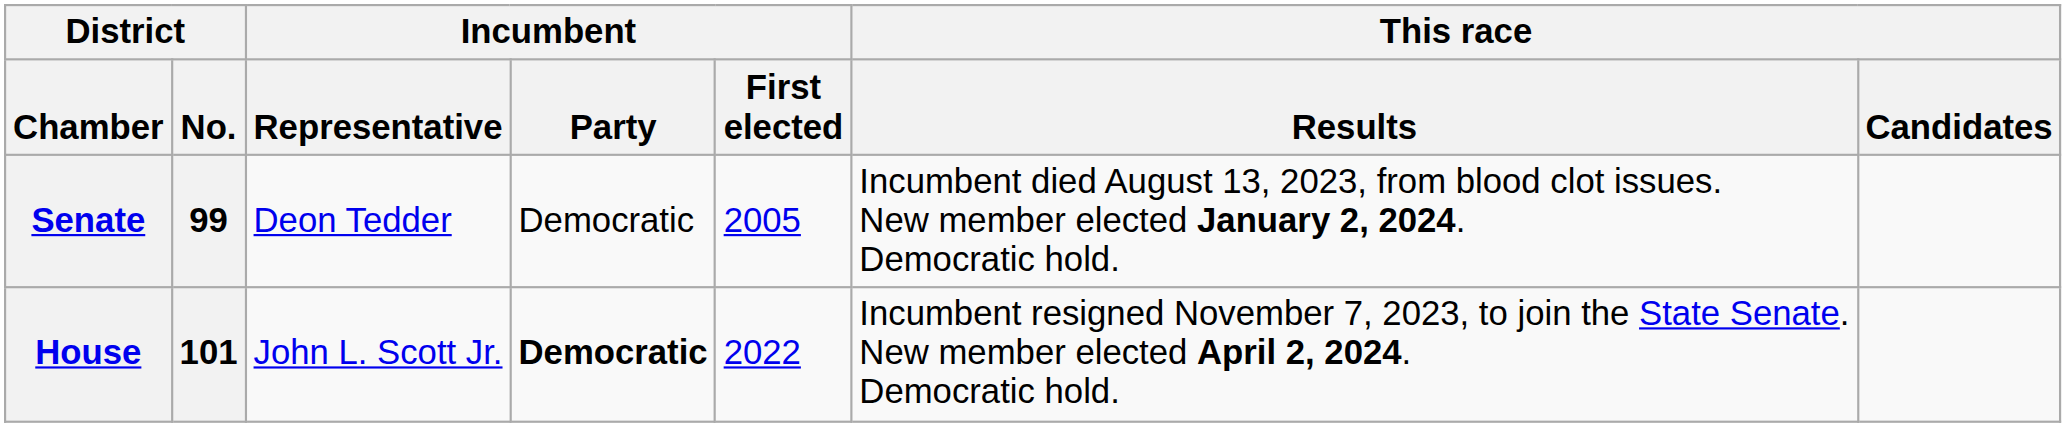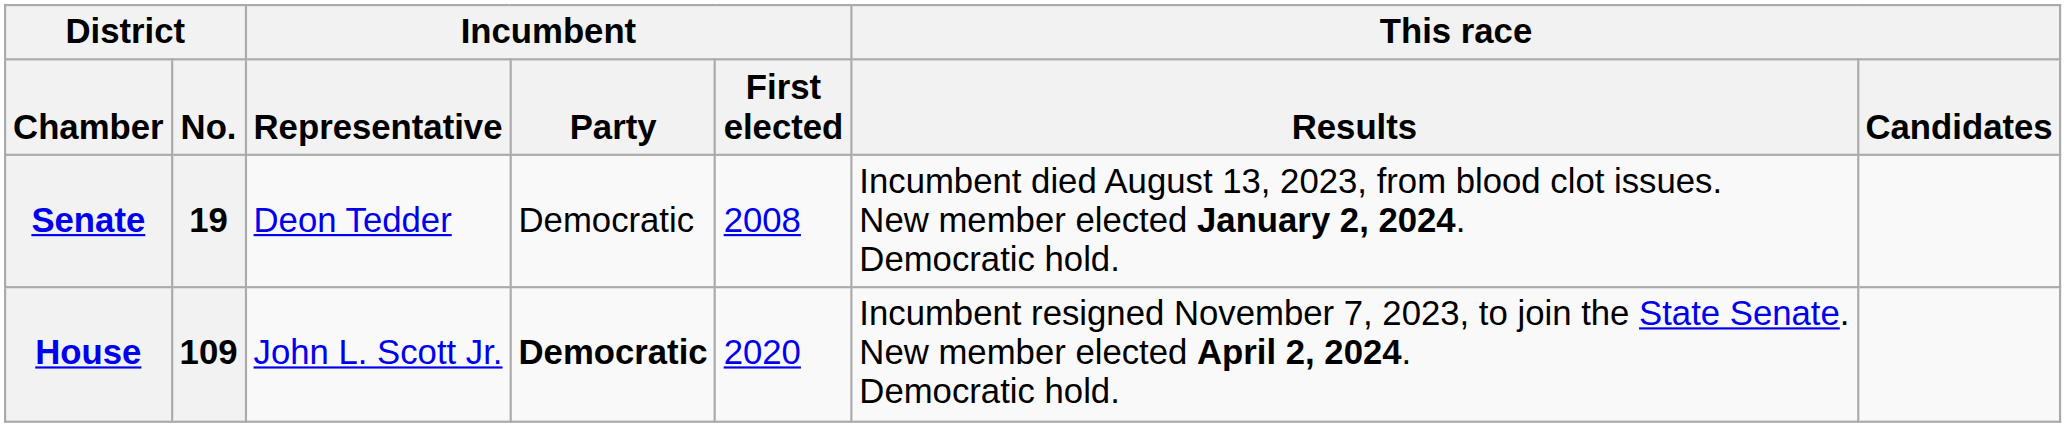(209, 220) 99 -> (209, 220) 19
(762, 220) 2005 -> (762, 220) 2008
(209, 353) 101 -> (209, 353) 109
(762, 353) 2022 -> (762, 353) 2020
